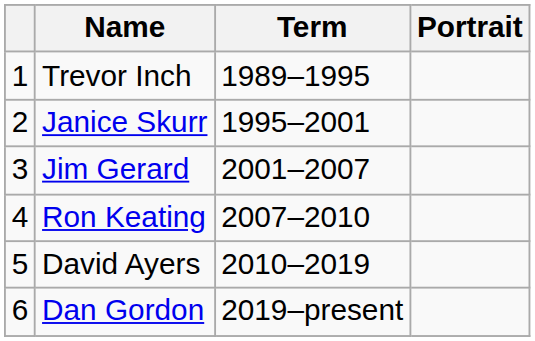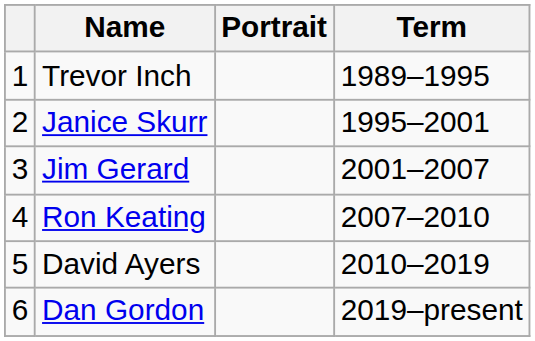columns swapped: (470, 28) <-> (312, 28)
